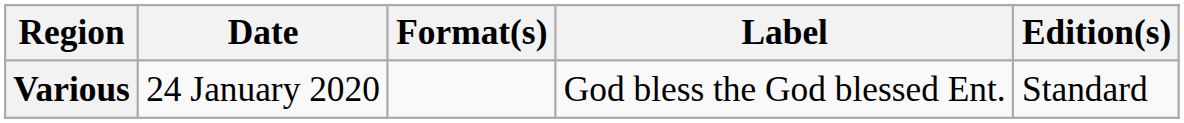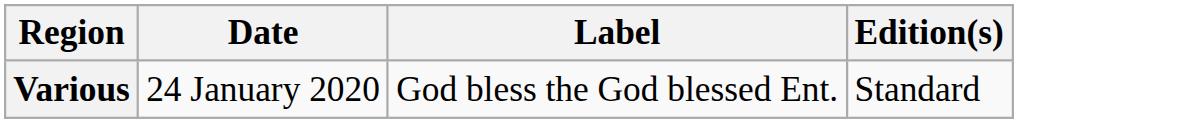- column: (472, 32)
